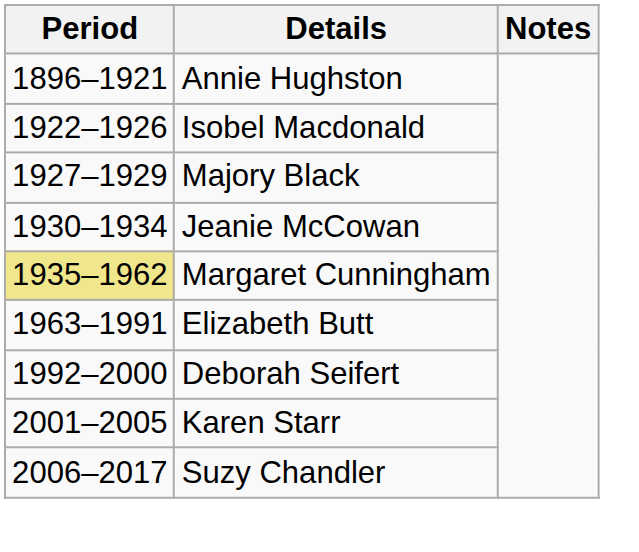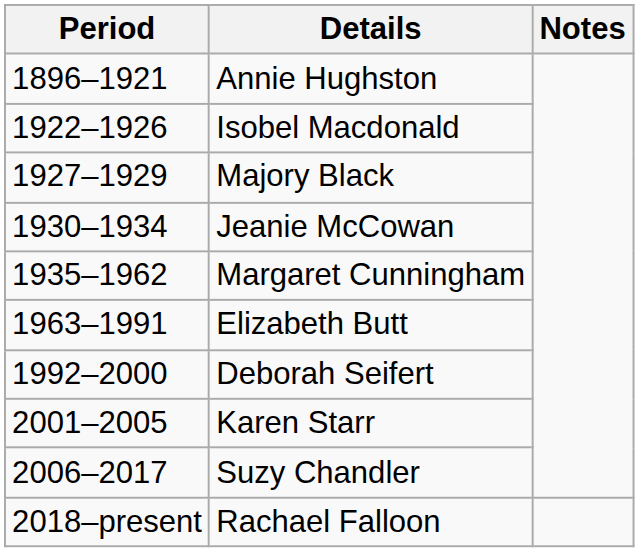(90, 275) khaki background -> (90, 275) no background
+ row: (328, 521)
